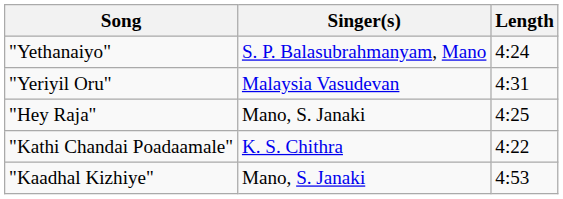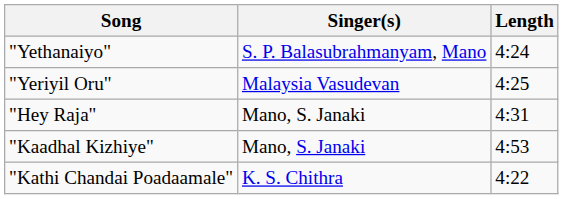(512, 83) 4:31 -> (512, 83) 4:25
(512, 115) 4:25 -> (512, 115) 4:31
rows swapped: (121, 146) <-> (81, 178)
